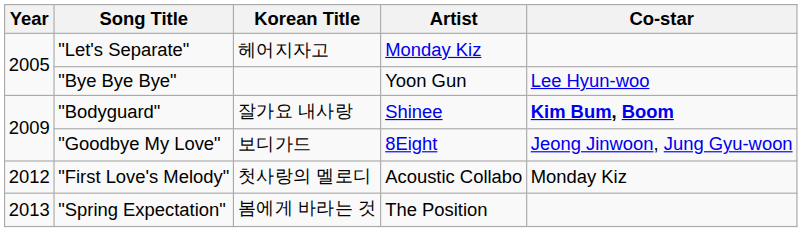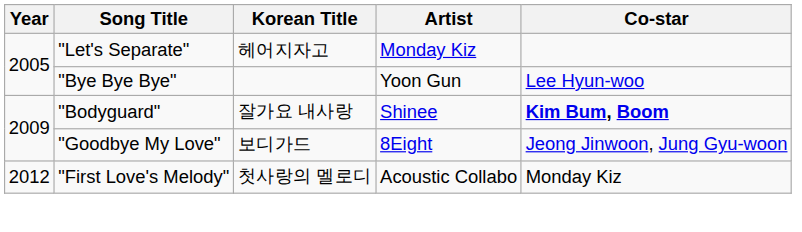- row: (142, 209)
